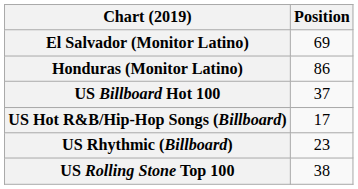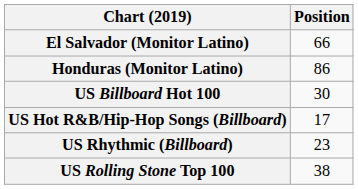(322, 42) 69 -> (322, 42) 66
(322, 94) 37 -> (322, 94) 30
